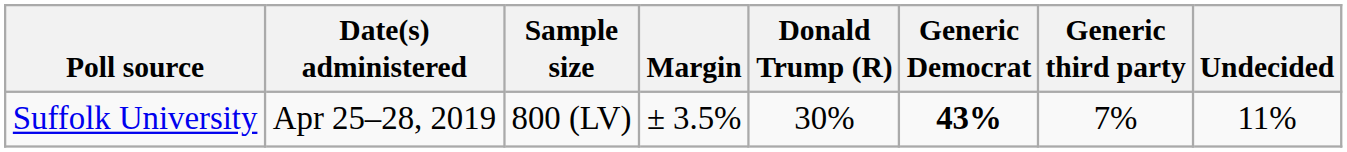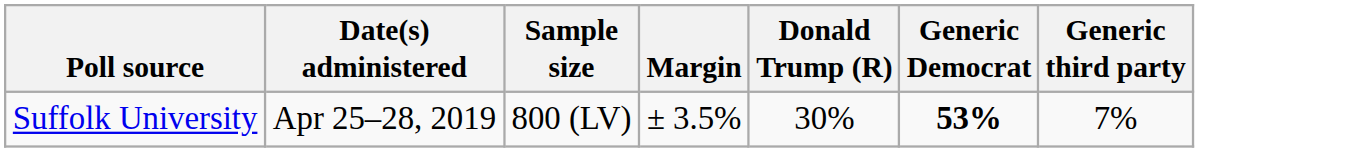- column: (1267, 66)
(969, 118) 43% -> (969, 118) 53%
